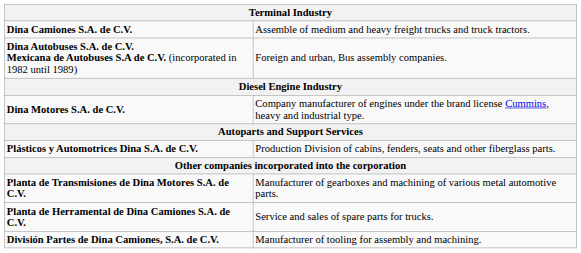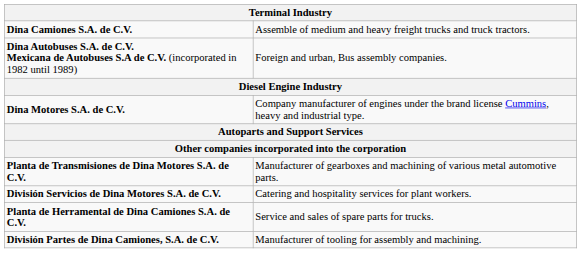- row: (102, 148)
+ row: (114, 194)
